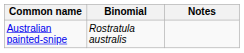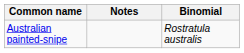columns swapped: (125, 12) <-> (202, 12)
